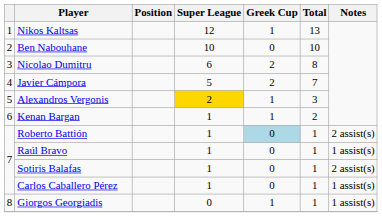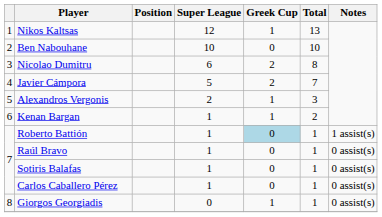(209, 99) gold background -> (209, 99) no background
(353, 133) 2 assist(s) -> (353, 133) 1 assist(s)
(353, 151) 1 assist(s) -> (353, 151) 0 assist(s)
(353, 168) 2 assist(s) -> (353, 168) 0 assist(s)
(353, 185) 1 assist(s) -> (353, 185) 0 assist(s)
(353, 202) 1 assist(s) -> (353, 202) 0 assist(s)
